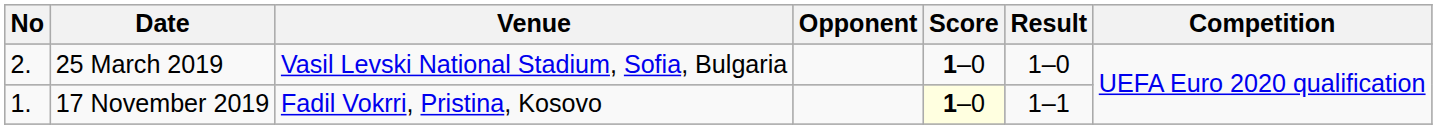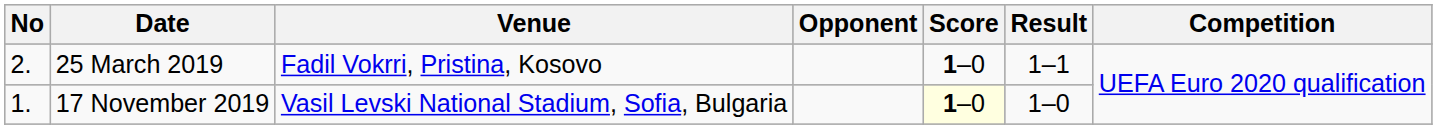(534, 64) Vasil Levski National Stadium, Sofia, Bulgaria -> (441, 64) Fadil Vokrri, Pristina, Kosovo
(1049, 64) 1–0 -> (1049, 64) 1–1
(441, 104) Fadil Vokrri, Pristina, Kosovo -> (534, 104) Vasil Levski National Stadium, Sofia, Bulgaria
(1049, 104) 1–1 -> (1049, 104) 1–0
